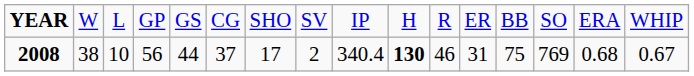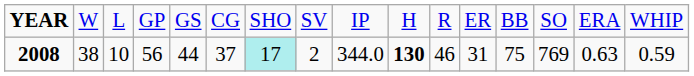(270, 53) no background -> (270, 53) paleturquoise background
(360, 53) 340.4 -> (360, 53) 344.0
(600, 53) 0.68 -> (600, 53) 0.63
(657, 53) 0.67 -> (657, 53) 0.59
